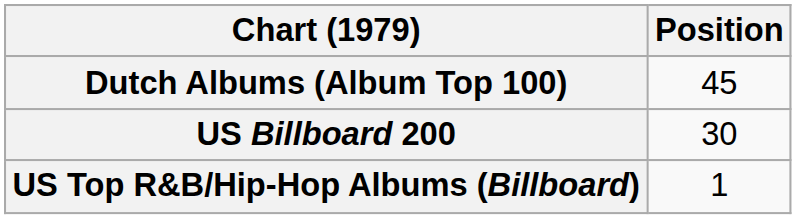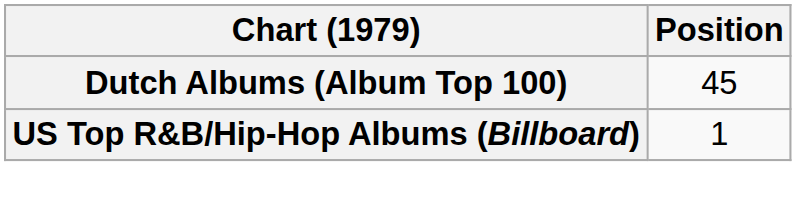- row: (326, 133)
